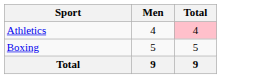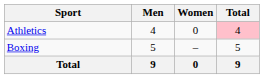+ column: (195, 13)
